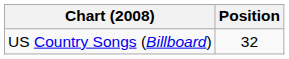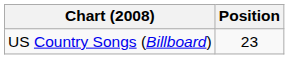(249, 41) 32 -> (249, 41) 23
